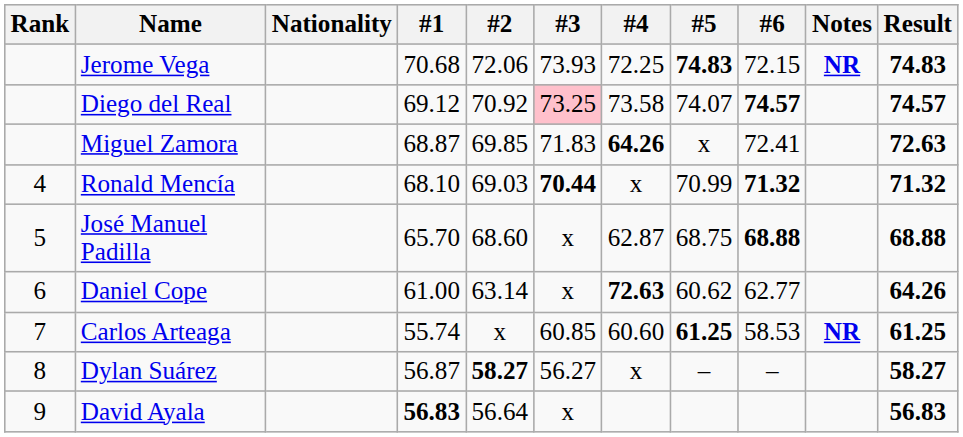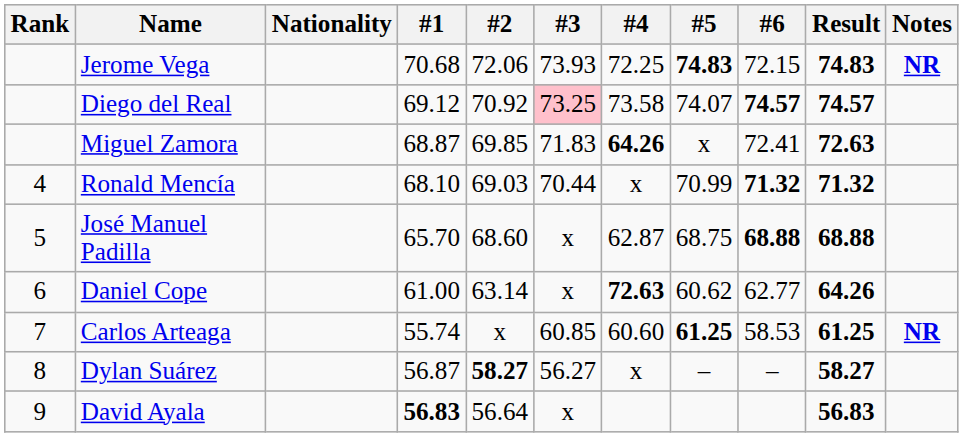columns swapped: (918, 24) <-> (842, 24)
(568, 183) bold -> (568, 183) normal
